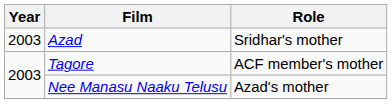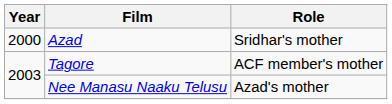(25, 40) 2003 -> (25, 40) 2000
